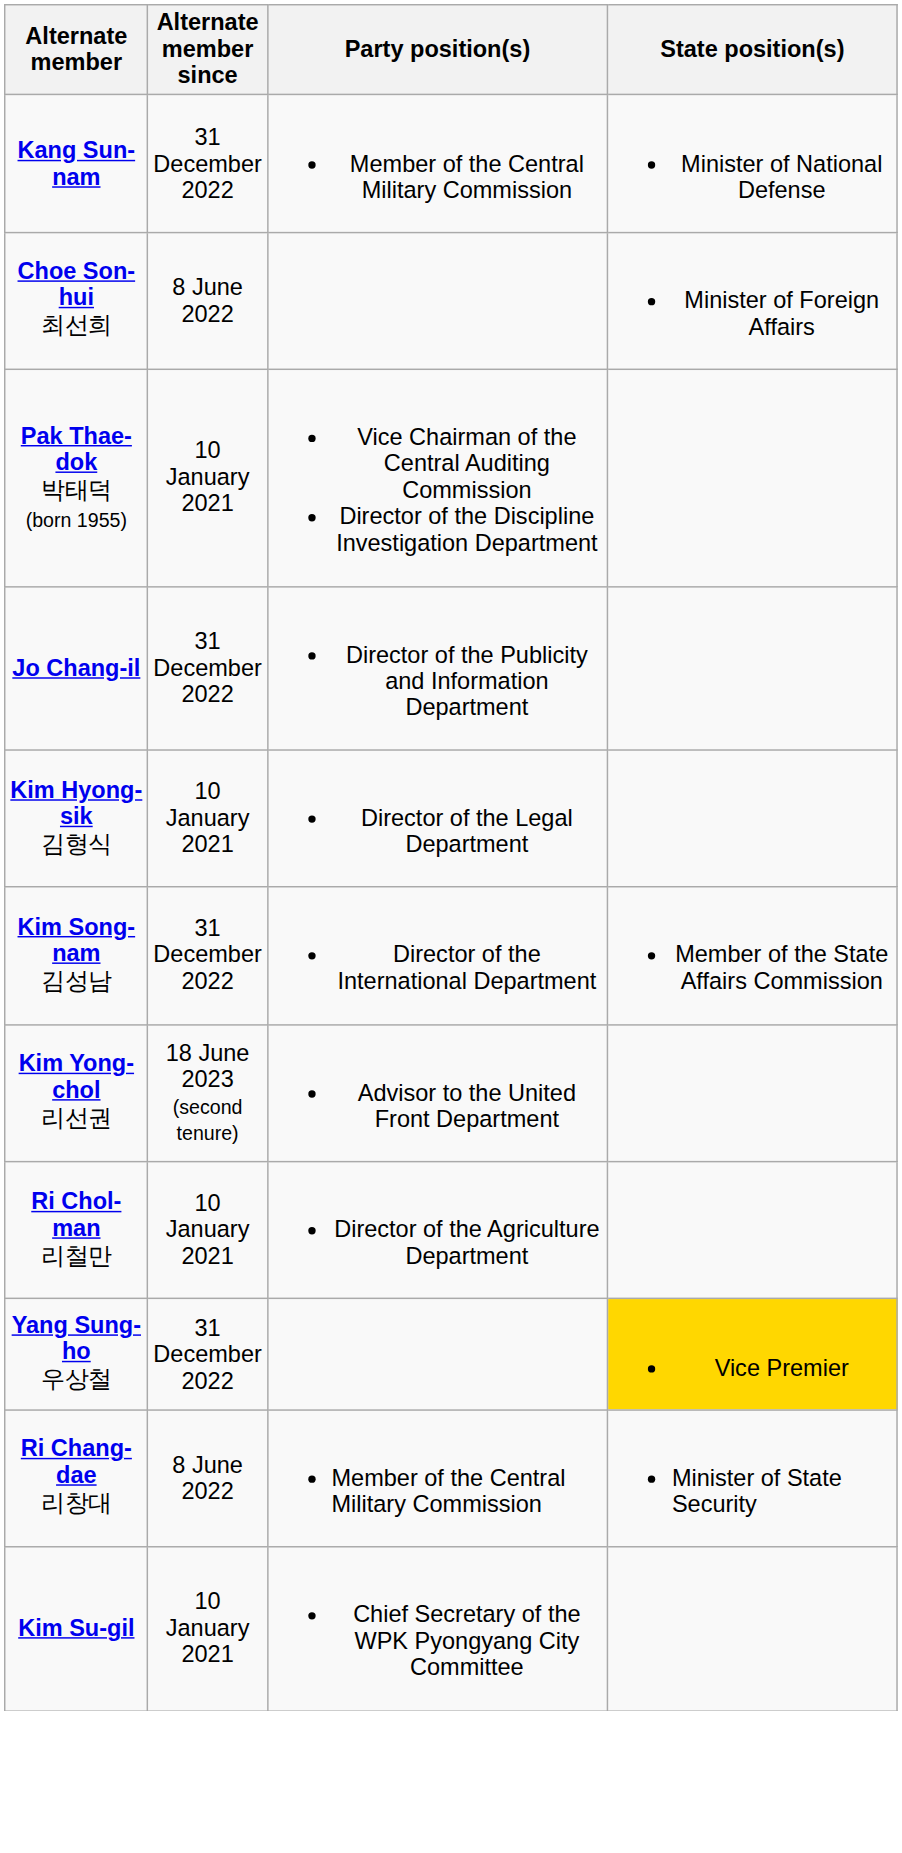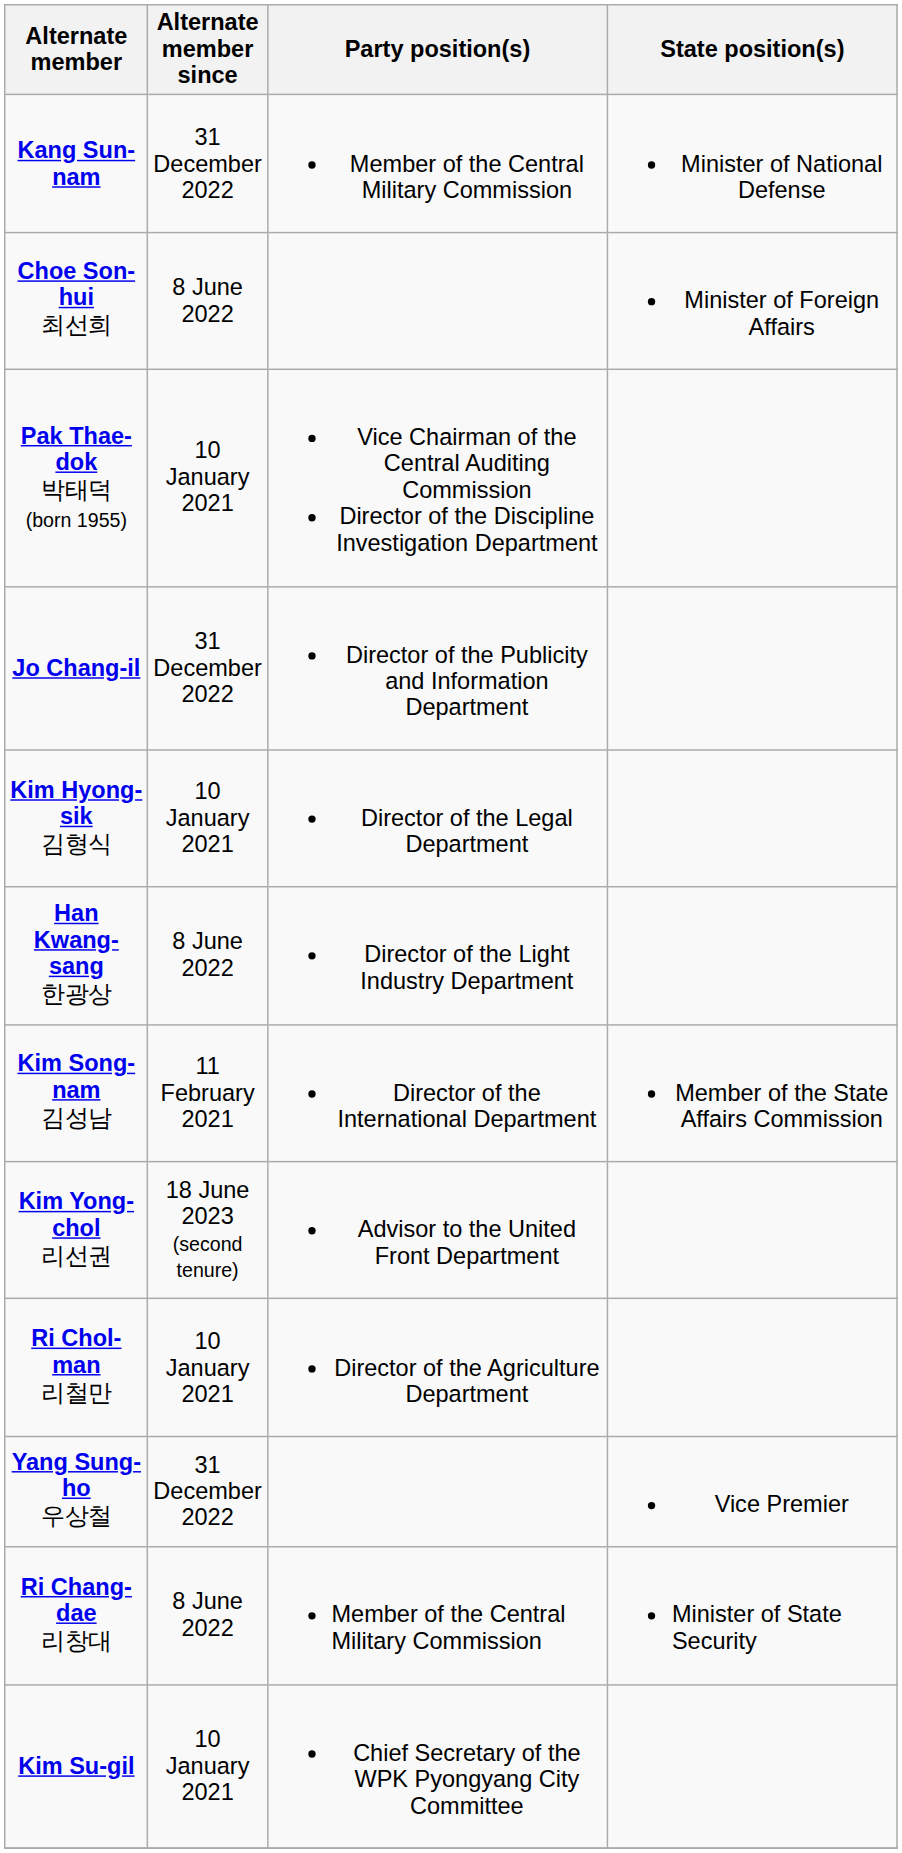+ row: (76, 954)
(208, 955) 31 December 2022 -> (208, 1092) 11 February 2021
(752, 1368) gold background -> (752, 1505) no background
